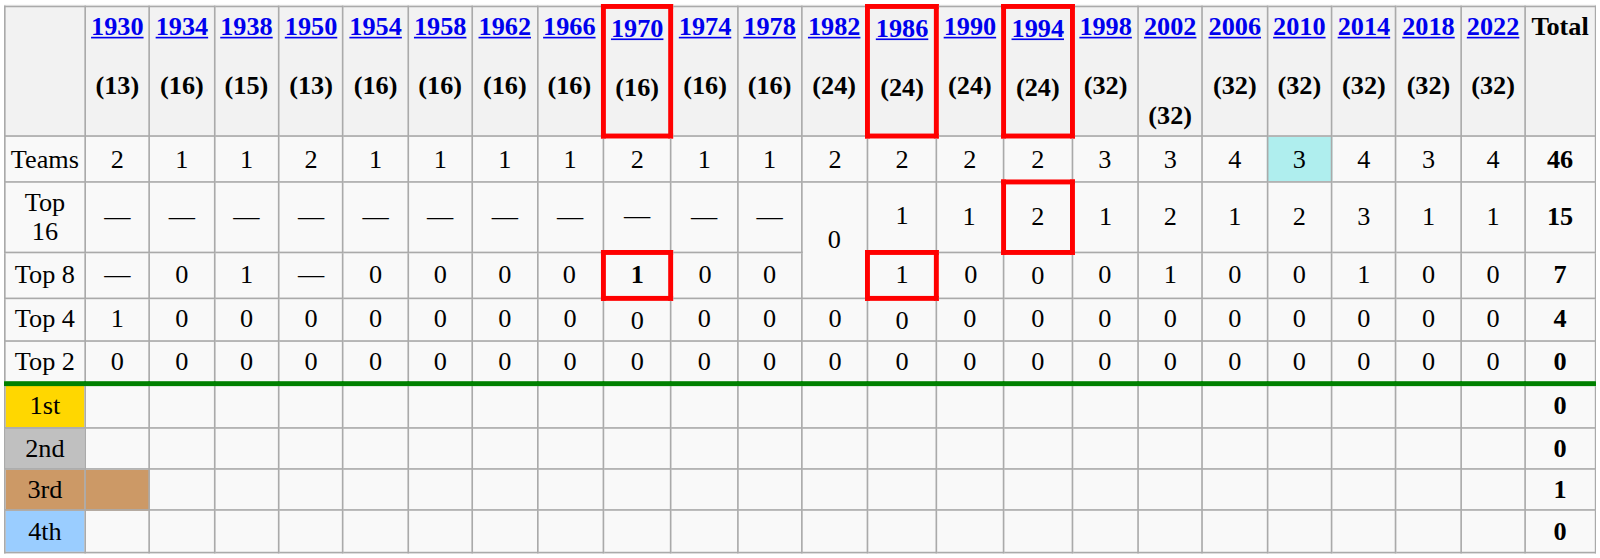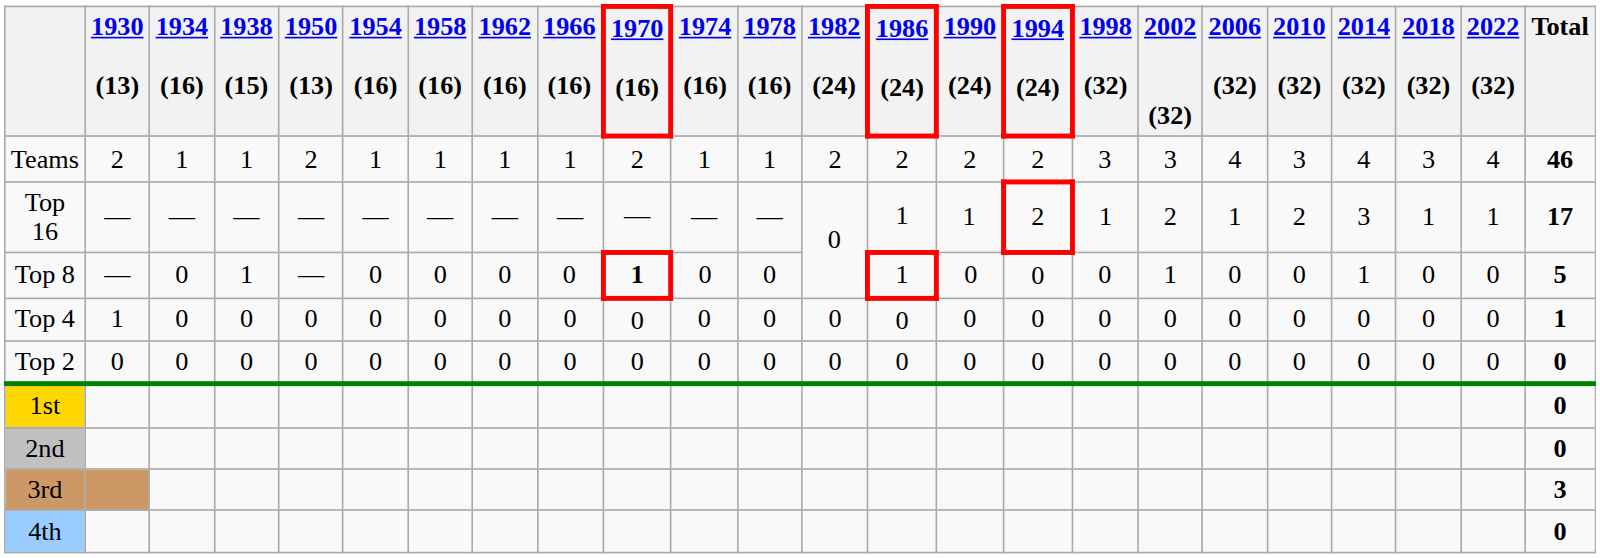(1299, 158) paleturquoise background -> (1299, 158) no background
(1560, 216) 15 -> (1560, 216) 17
(1560, 274) 7 -> (1560, 274) 5
(1560, 318) 4 -> (1560, 318) 1
(1560, 489) 1 -> (1560, 489) 3
